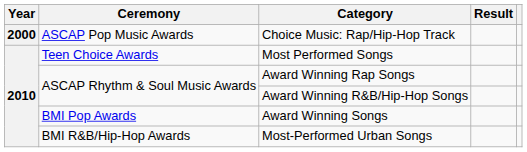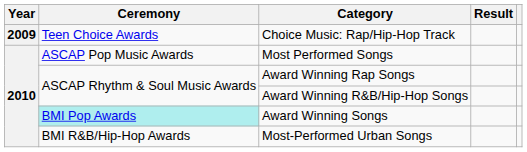(22, 34) 2000 -> (22, 34) 2009
(118, 34) ASCAP Pop Music Awards -> (100, 34) Teen Choice Awards
(100, 55) Teen Choice Awards -> (118, 55) ASCAP Pop Music Awards
(89, 116) no background -> (89, 116) paleturquoise background
